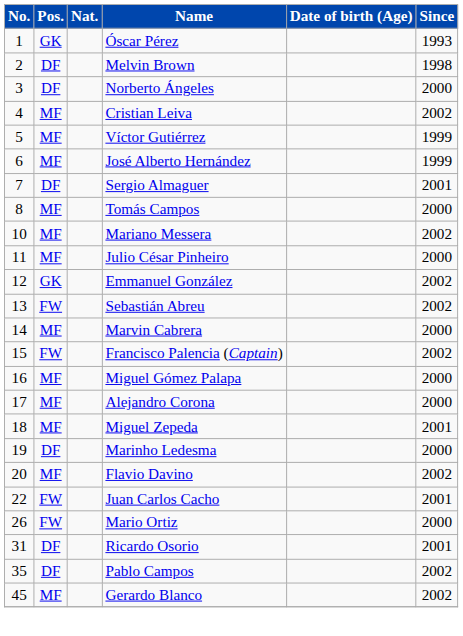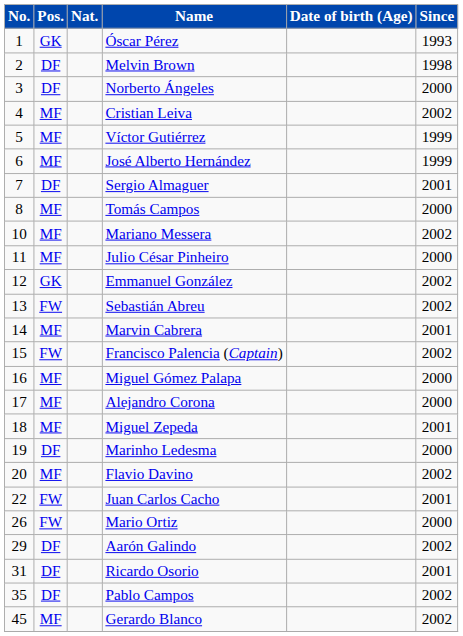(437, 329) 2000 -> (437, 329) 2001
+ row: (151, 546)
